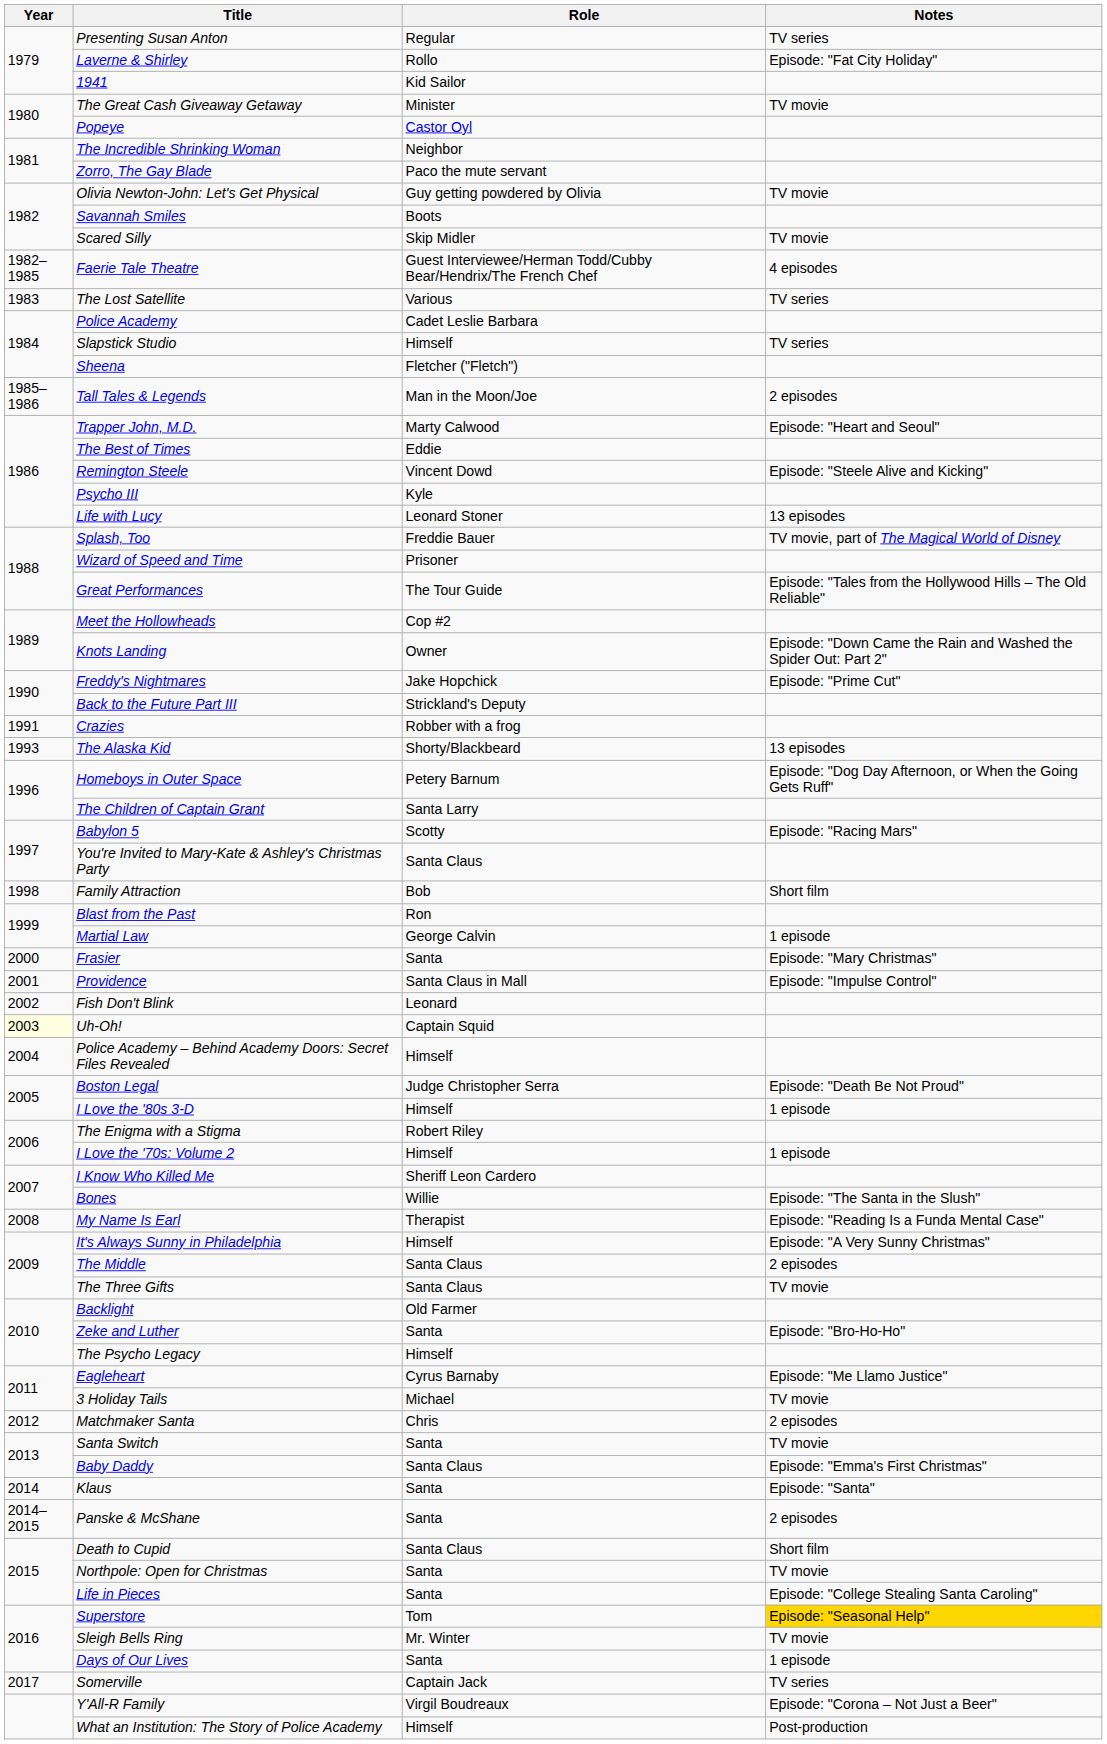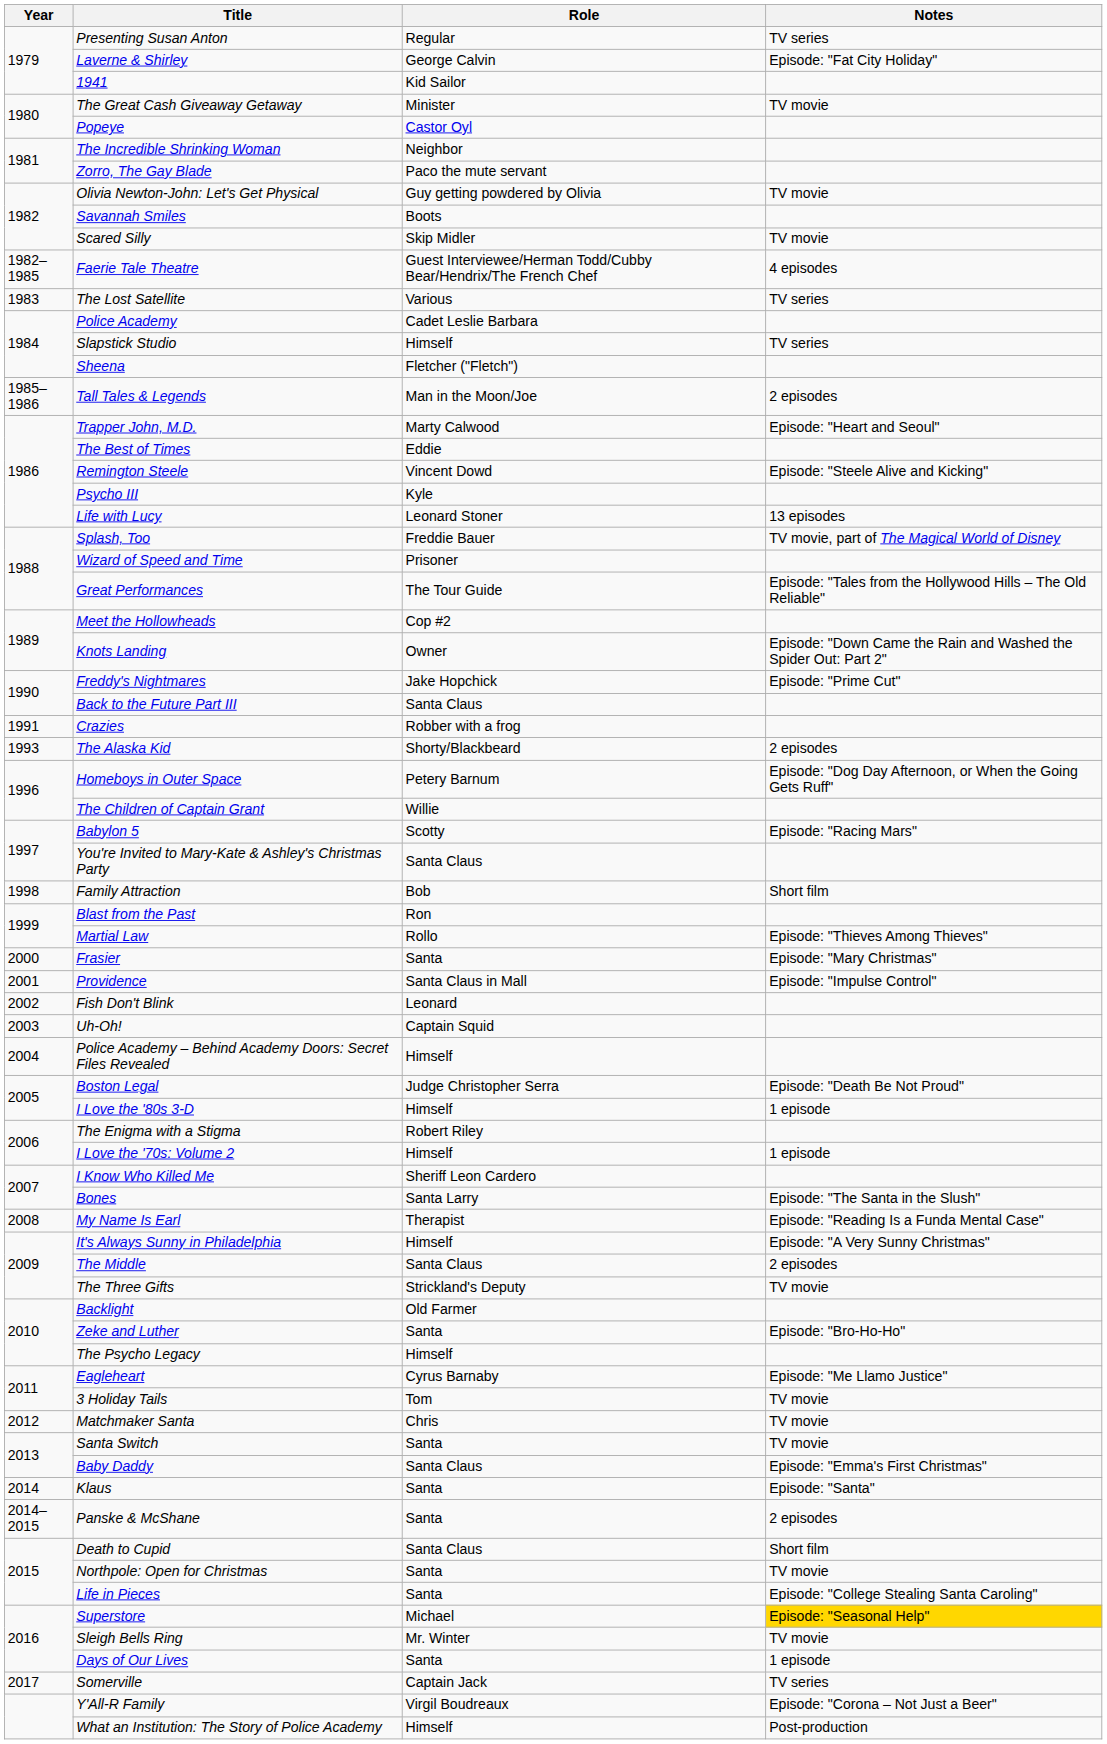(422, 60) Rollo -> (451, 60) George Calvin
(466, 704) Strickland's Deputy -> (444, 704) Santa Claus
(807, 748) 13 episodes -> (803, 748) 2 episodes
(442, 809) Santa Larry -> (422, 809) Willie
(451, 936) George Calvin -> (422, 936) Rollo
(800, 936) 1 episode -> (879, 936) Episode: "Thieves Among Thieves"
(23, 1026) lightyellow background -> (23, 1026) no background
(422, 1198) Willie -> (442, 1198) Santa Larry
(444, 1287) Santa Claus -> (466, 1287) Strickland's Deputy
(430, 1399) Michael -> (419, 1399) Tom
(803, 1421) 2 episodes -> (799, 1421) TV movie
(419, 1616) Tom -> (430, 1616) Michael
